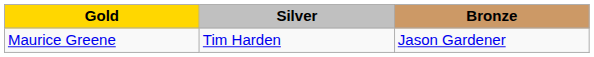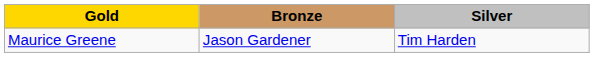columns swapped: (297, 16) <-> (492, 16)
